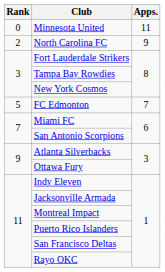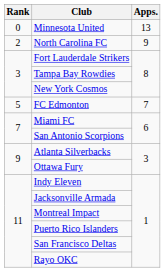(146, 27) 11 -> (146, 27) 13
